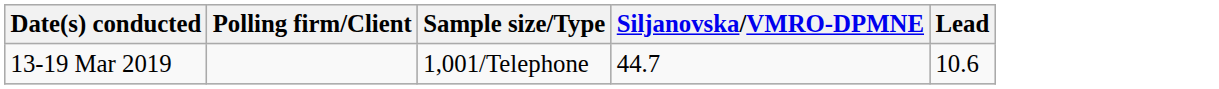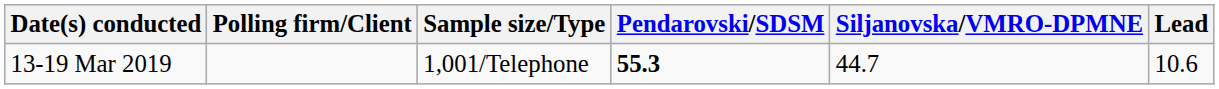+ column: (721, 24)
